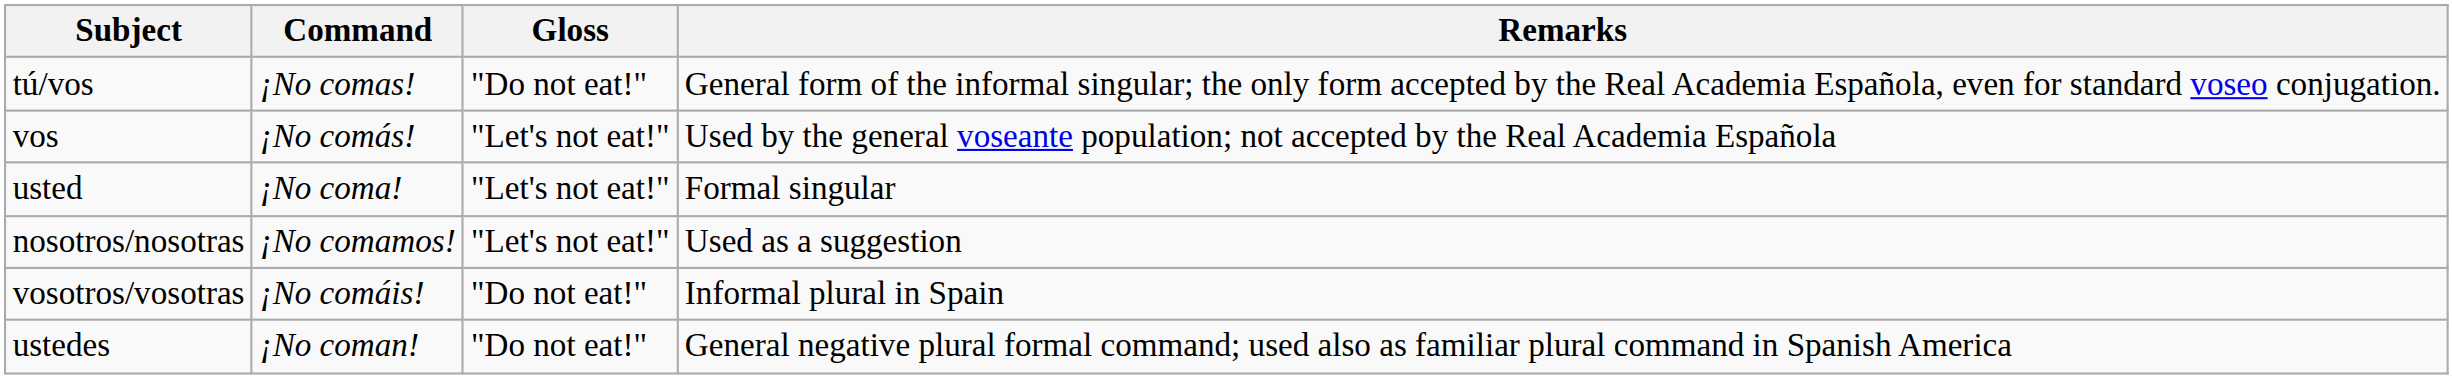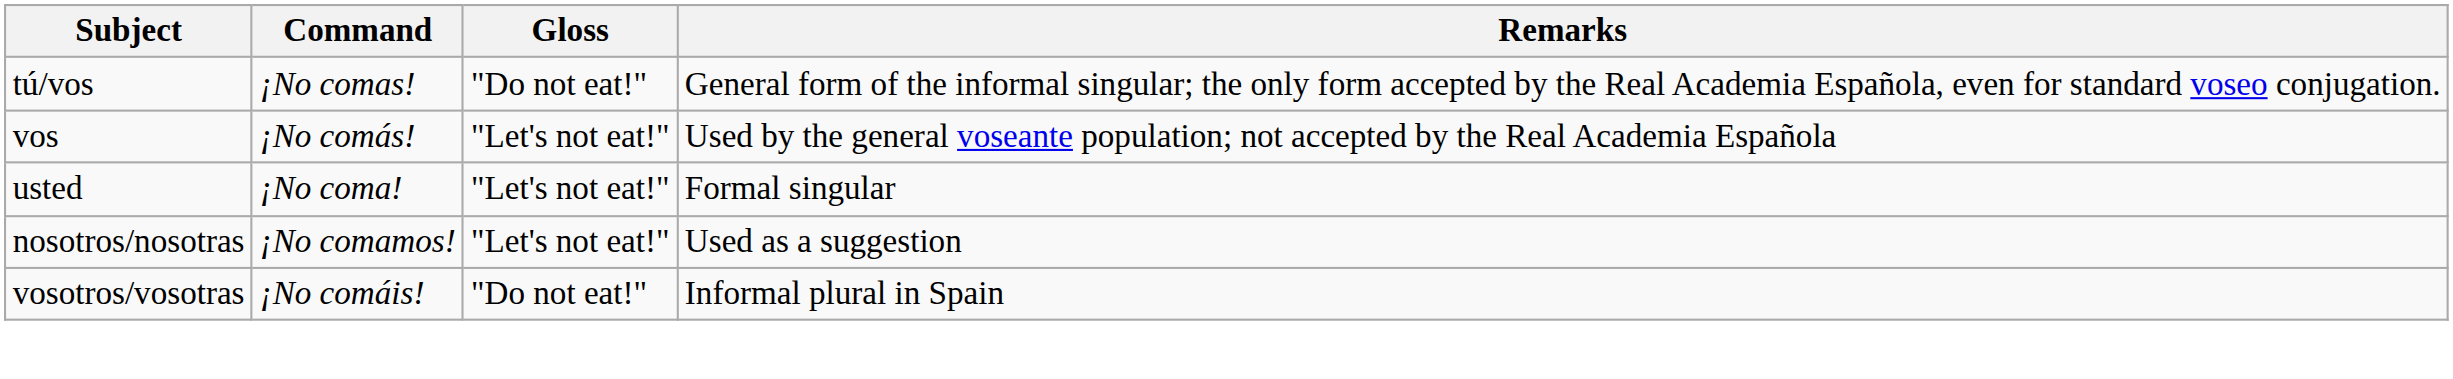- row: (61, 345)
